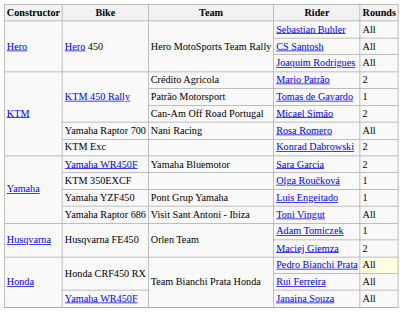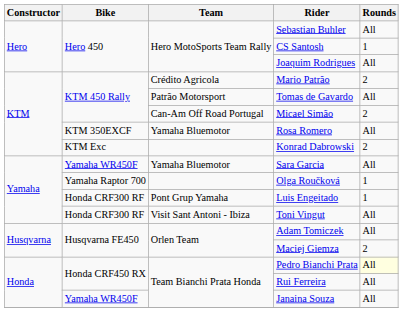(369, 46) All -> (365, 46) 1
(365, 96) 1 -> (369, 96) All
(105, 130) Yamaha Raptor 700 -> (98, 130) KTM 350EXCF
(176, 130) Nani Racing -> (190, 130) Yamaha Bluemotor
(365, 163) 2 -> (369, 163) All
(98, 180) KTM 350EXCF -> (105, 180) Yamaha Raptor 700
(100, 197) Yamaha YZF450 -> (105, 197) Honda CRF300 RF
(105, 214) Yamaha Raptor 686 -> (105, 214) Honda CRF300 RF
(365, 231) 1 -> (369, 231) All
